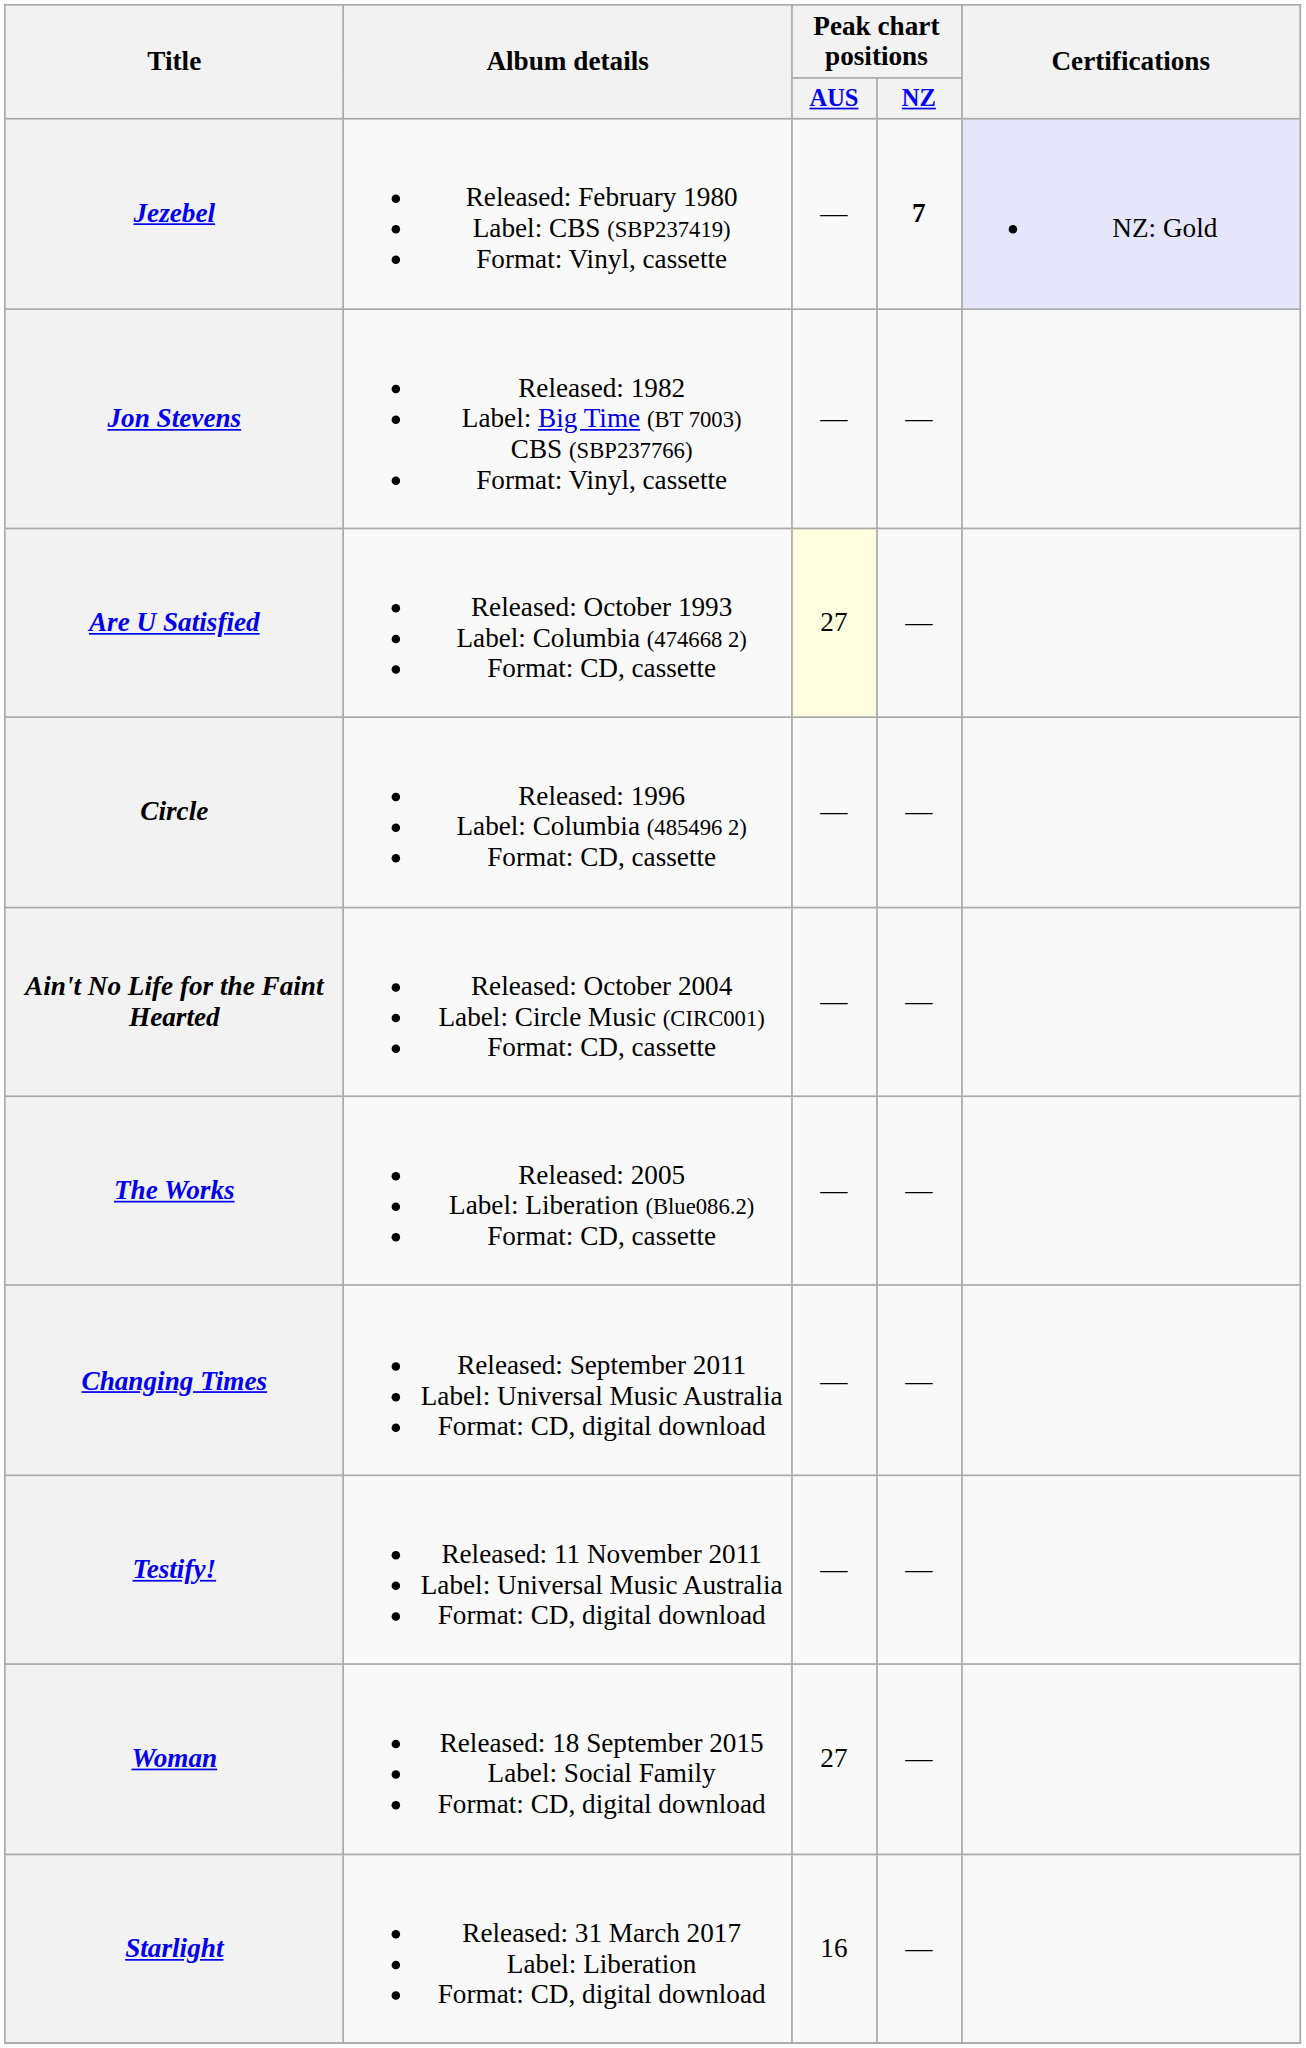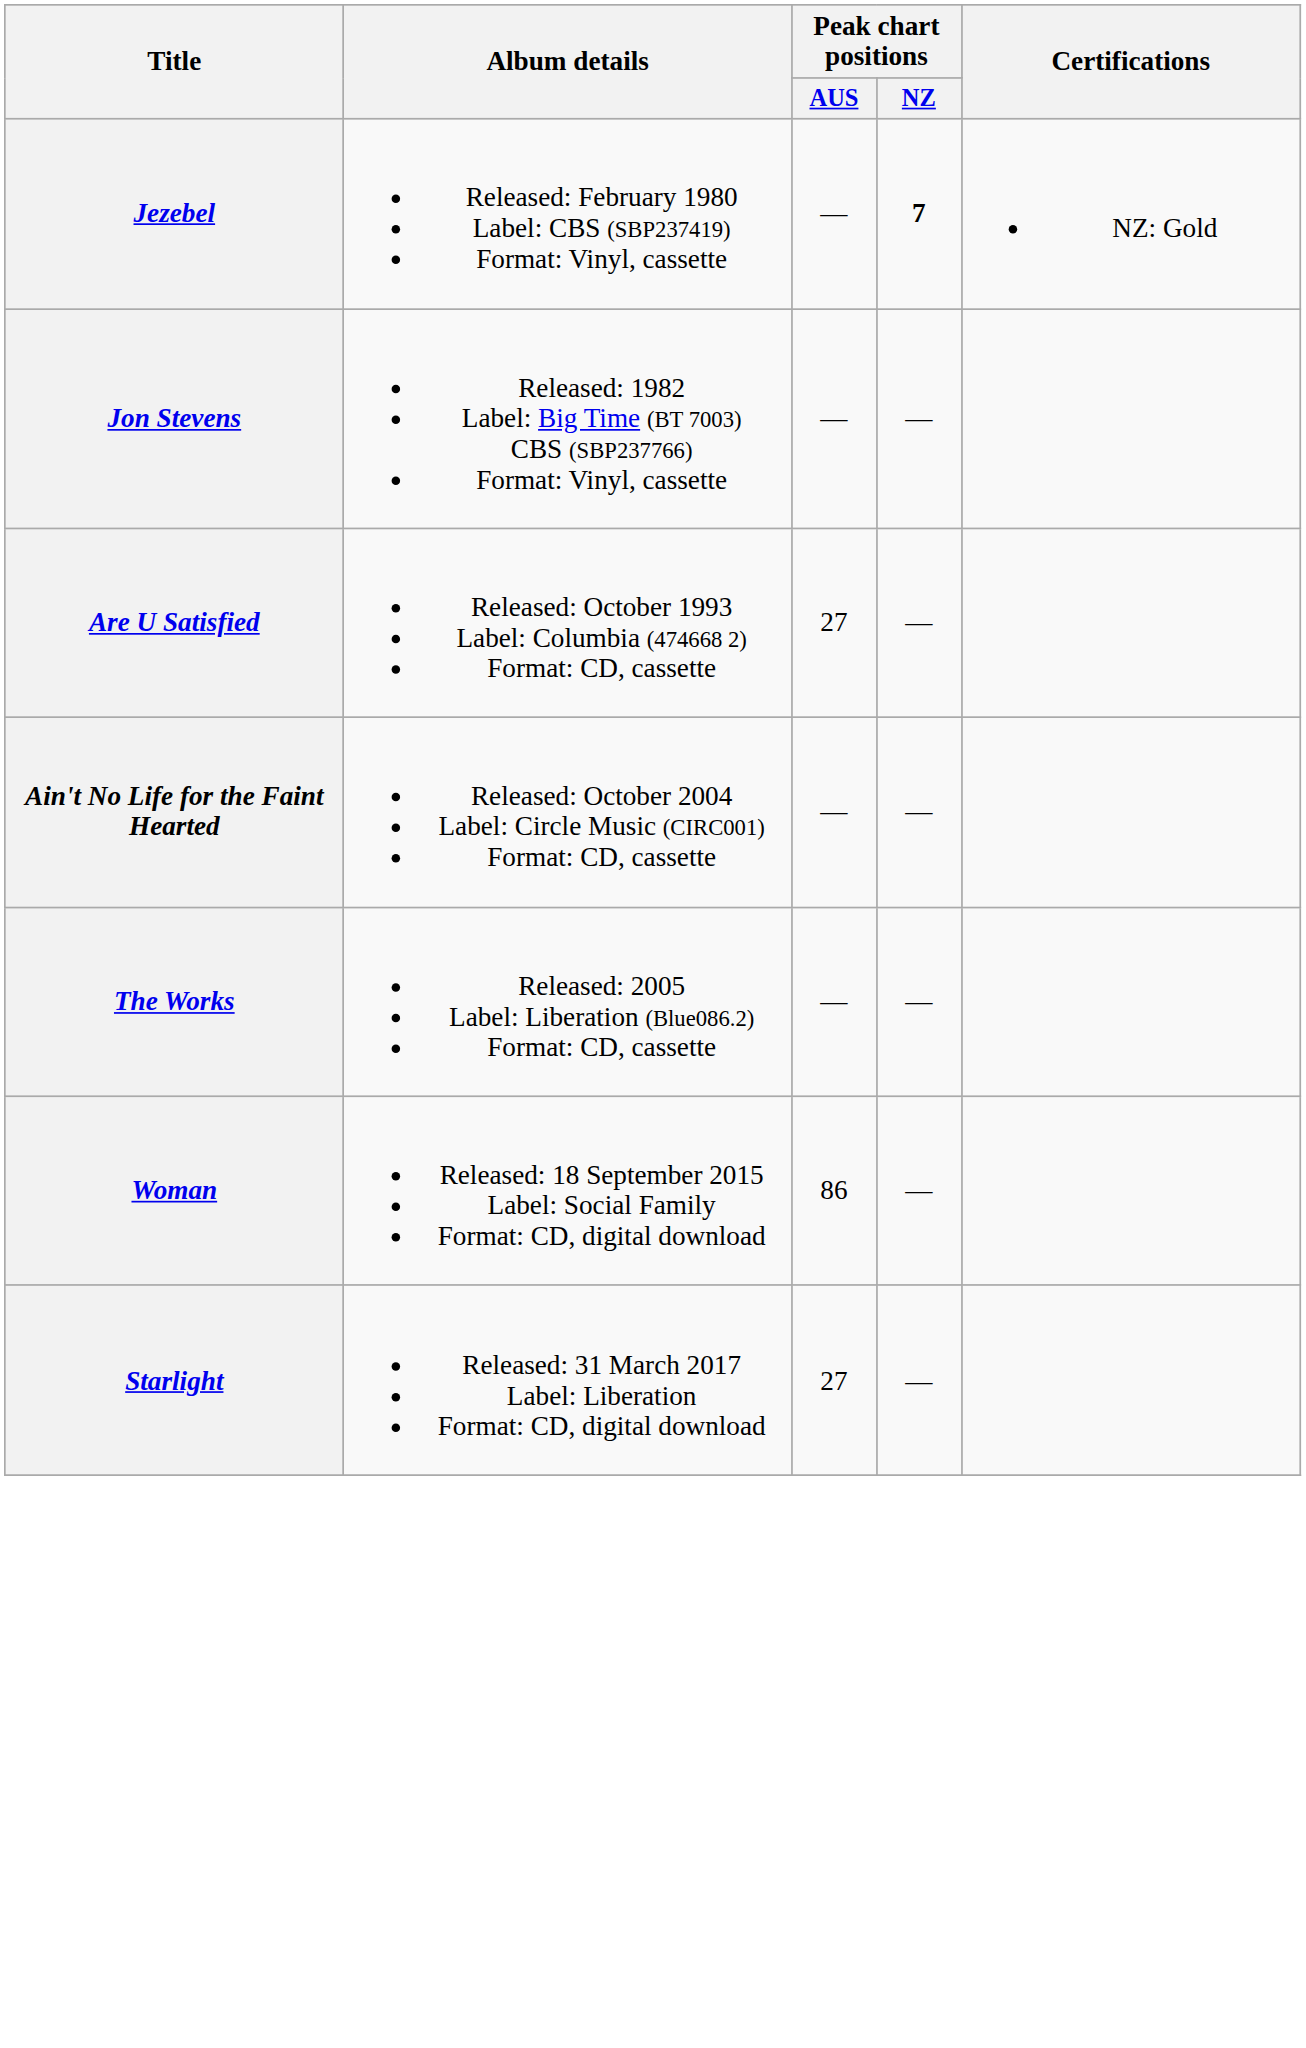(1131, 229) lavender background -> (1131, 229) no background
(834, 622) lightyellow background -> (834, 622) no background
- row: (174, 811)
- row: (174, 1379)
- row: (174, 1569)
(834, 1758) 27 -> (834, 1190) 86
(834, 1947) 16 -> (834, 1379) 27
